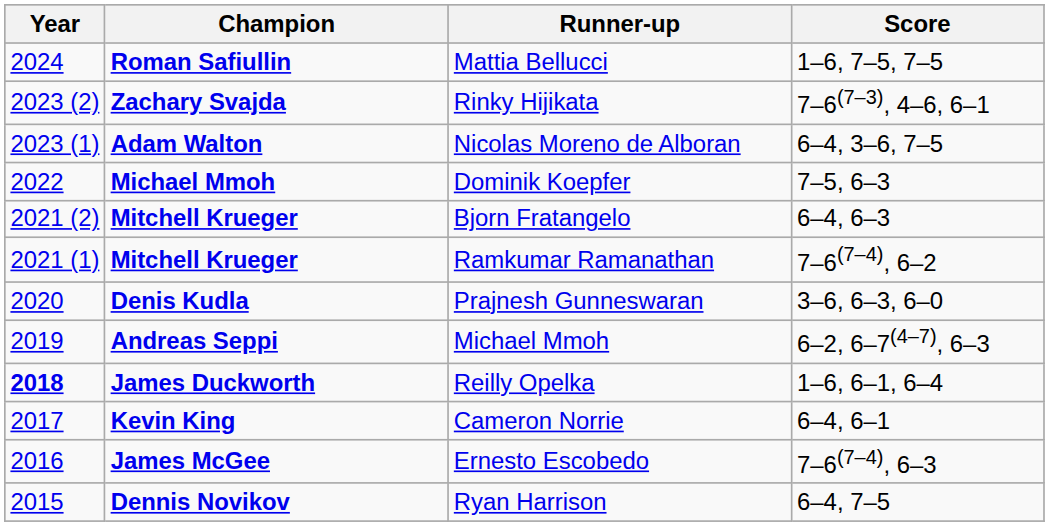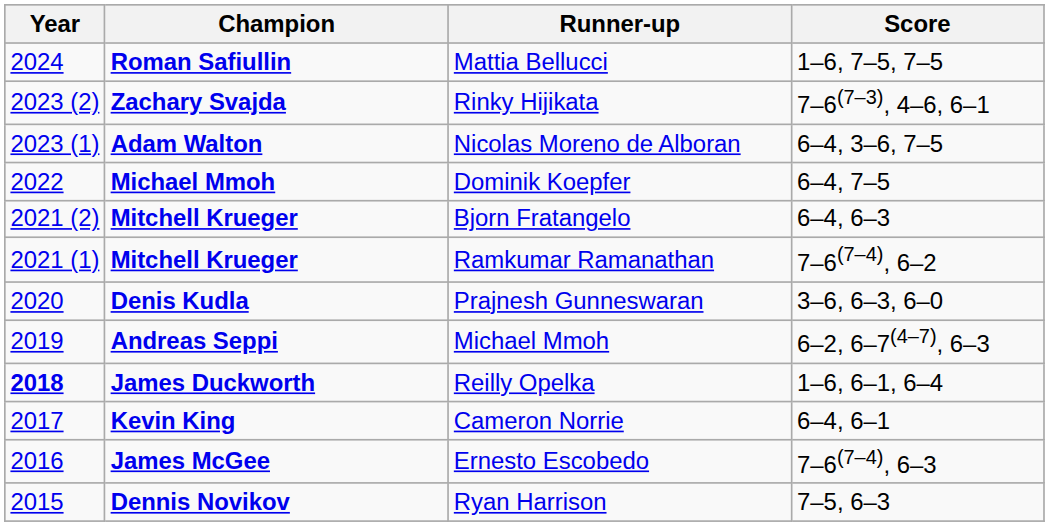(844, 181) 7–5, 6–3 -> (844, 181) 6–4, 7–5
(844, 502) 6–4, 7–5 -> (844, 502) 7–5, 6–3
